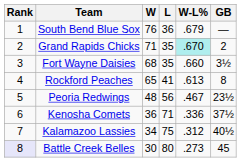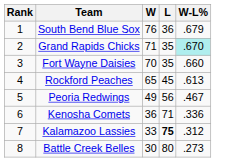- column: (223, 13)
(151, 64) 68 -> (151, 64) 70
(168, 81) 41 -> (168, 81) 45
(151, 98) 48 -> (151, 98) 49
(151, 132) 34 -> (151, 132) 33
(168, 132) normal -> (168, 132) bold
(20, 149) lavender background -> (20, 149) no background
